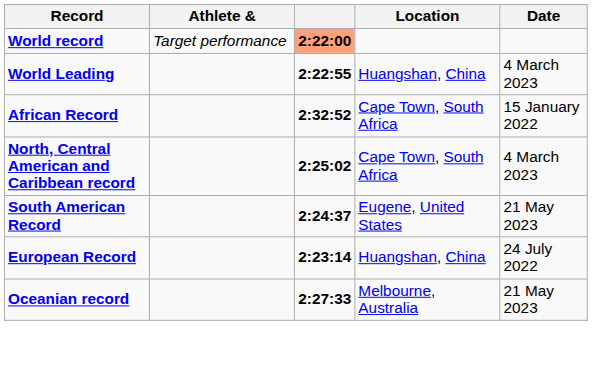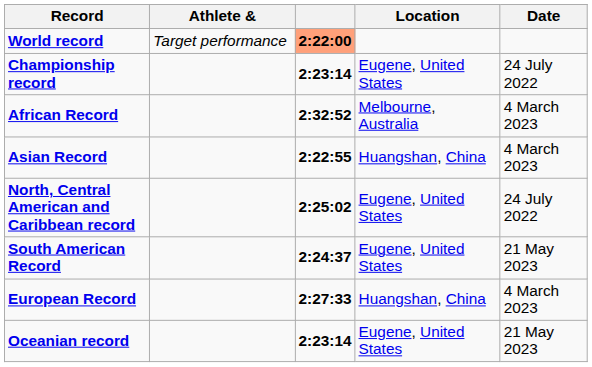+ row: (61, 74)
- row: (61, 74)
(421, 115) Cape Town, South Africa -> (397, 115) Melbourne, Australia
(542, 115) 15 January 2022 -> (531, 115) 4 March 2023
+ row: (58, 157)
(421, 165) Cape Town, South Africa -> (412, 207) Eugene, United States
(531, 165) 4 March 2023 -> (528, 207) 24 July 2022
(325, 257) 2:23:14 -> (325, 299) 2:27:33
(528, 257) 24 July 2022 -> (531, 299) 4 March 2023
(325, 299) 2:27:33 -> (325, 341) 2:23:14
(397, 299) Melbourne, Australia -> (412, 341) Eugene, United States
